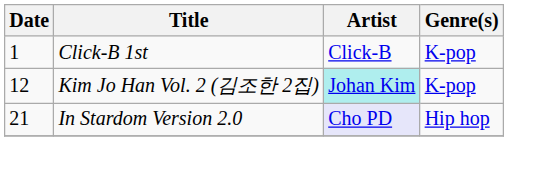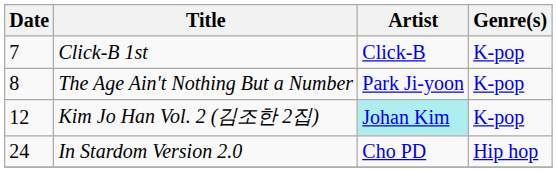(14, 52) 1 -> (14, 52) 7
+ row: (206, 83)
(19, 119) 21 -> (19, 150) 24
(360, 119) lavender background -> (394, 150) no background
